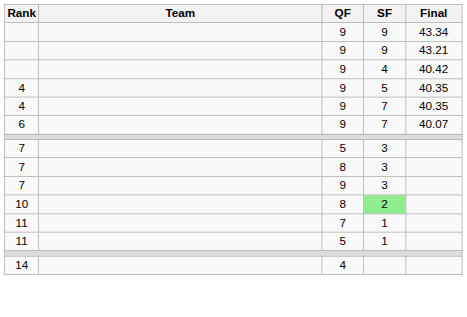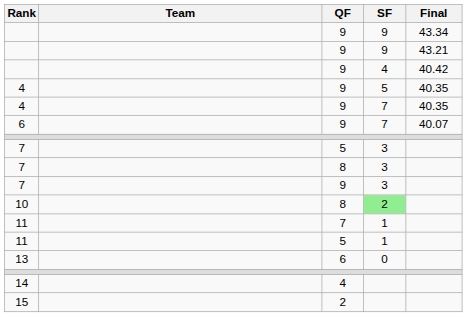+ row: (22, 259)
+ row: (22, 302)
